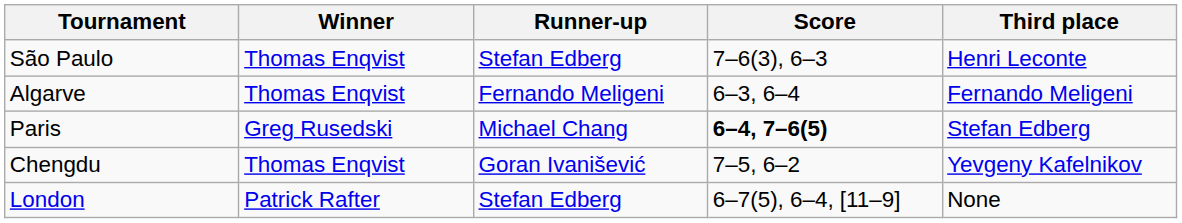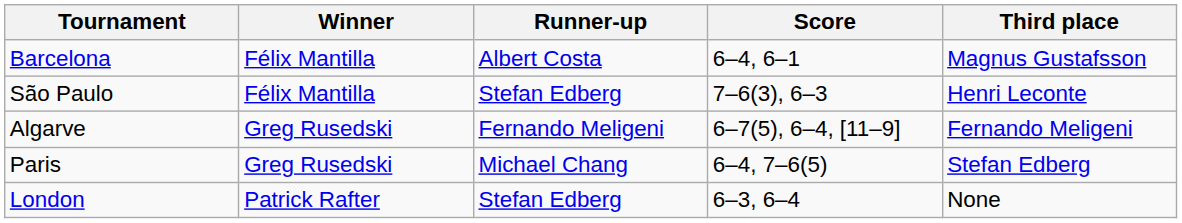+ row: (60, 57)
(324, 57) Thomas Enqvist -> (310, 93) Félix Mantilla
(324, 93) Thomas Enqvist -> (318, 128) Greg Rusedski
(756, 93) 6–3, 6–4 -> (807, 128) 6–7(5), 6–4, [11–9]
(770, 128) bold -> (770, 164) normal
- row: (55, 164)
(807, 199) 6–7(5), 6–4, [11–9] -> (756, 199) 6–3, 6–4
